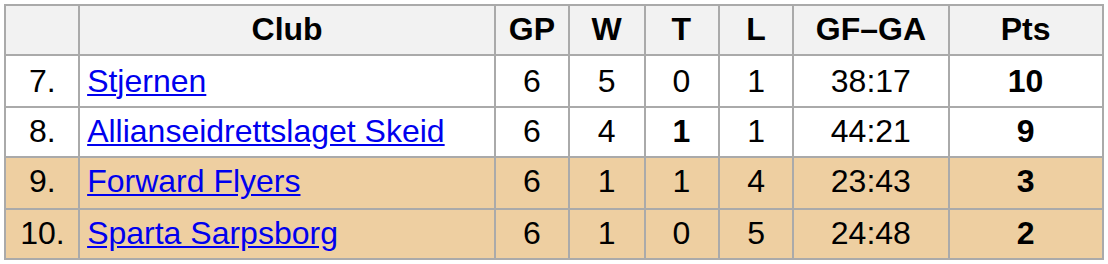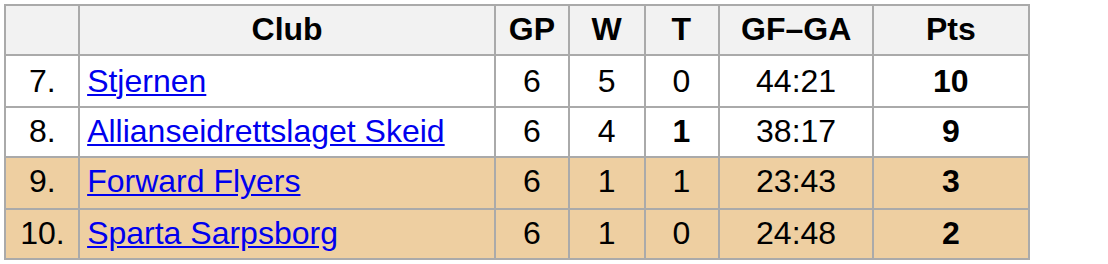- column: (756, 29)
(871, 80) 38:17 -> (796, 80) 44:21
(871, 131) 44:21 -> (796, 131) 38:17
